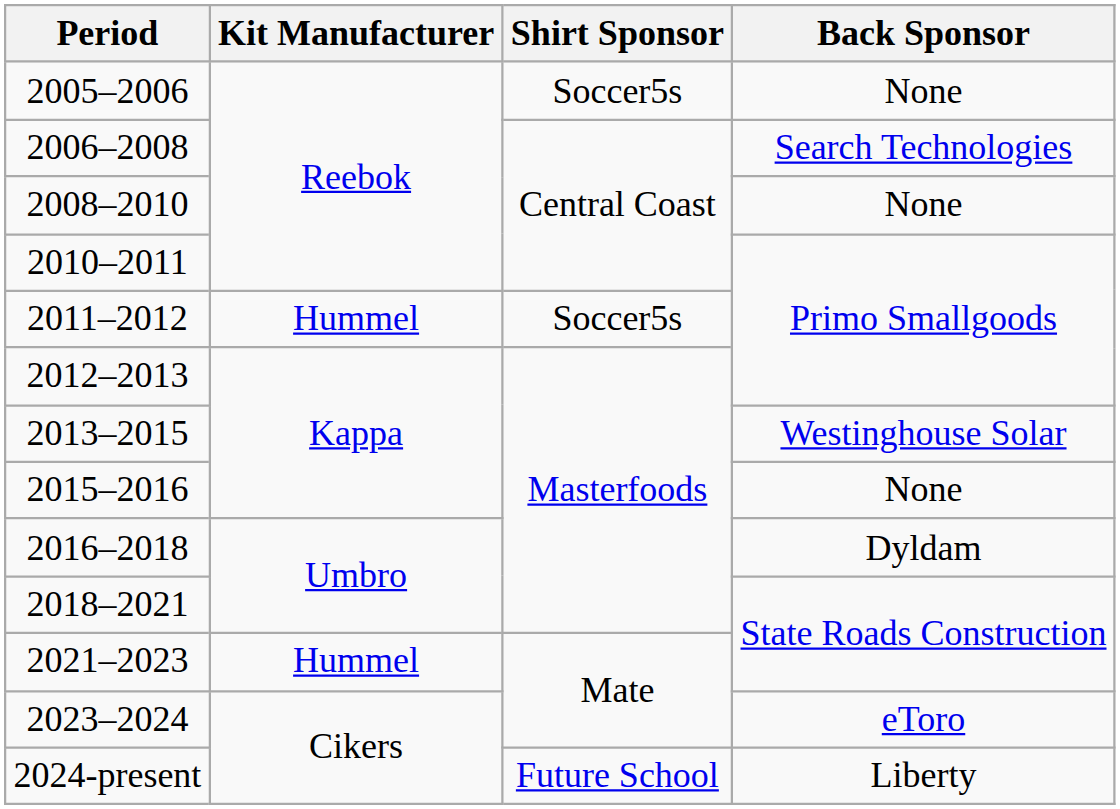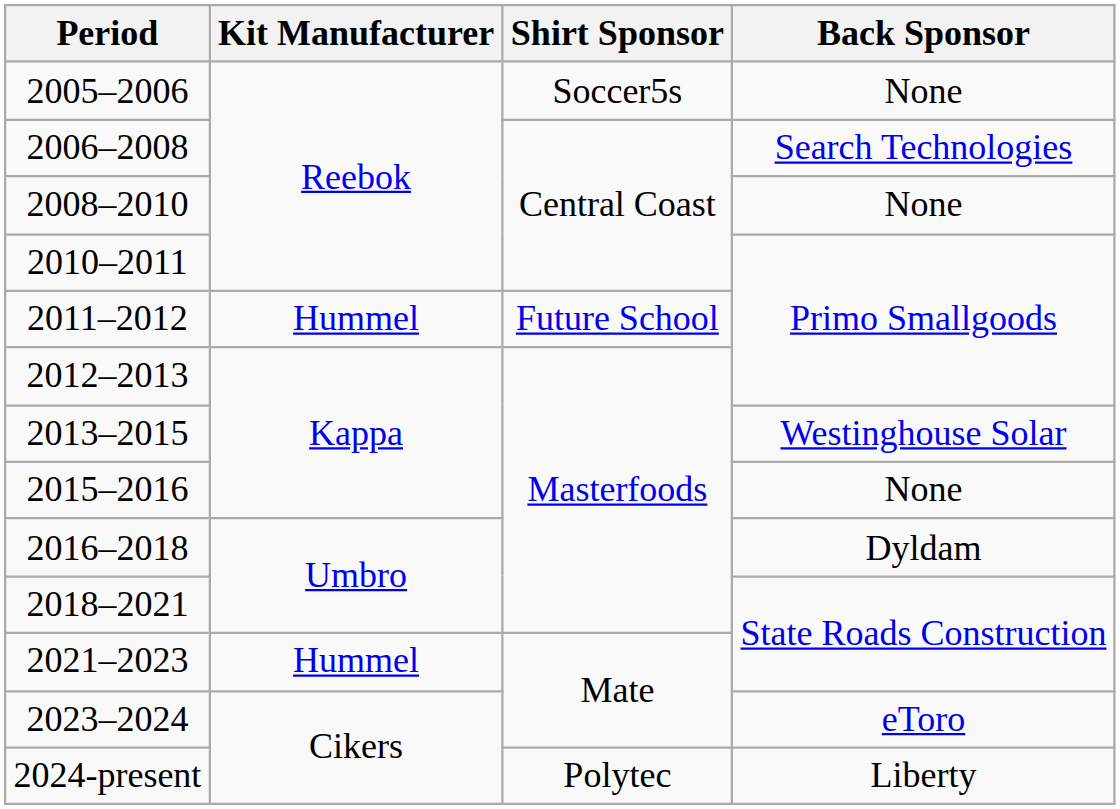(617, 318) Soccer5s -> (617, 318) Future School
(617, 775) Future School -> (617, 775) Polytec
